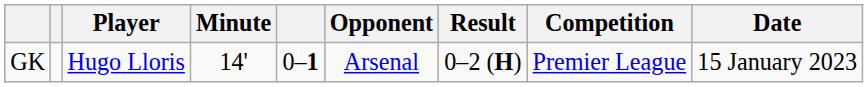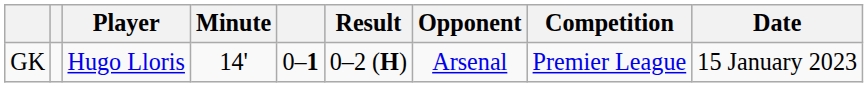columns swapped: (483, 23) <-> (381, 23)
